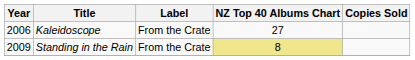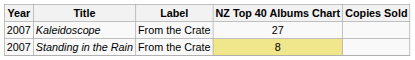(19, 30) 2006 -> (19, 30) 2007
(19, 47) 2009 -> (19, 47) 2007
